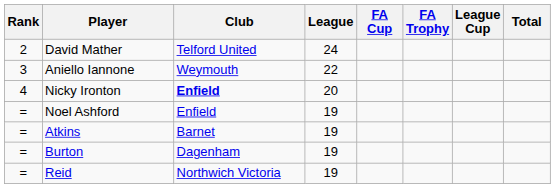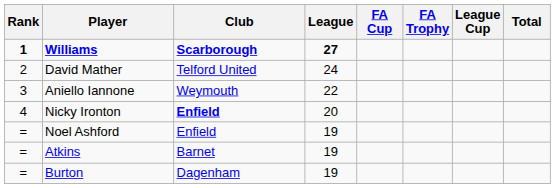+ row: (71, 49)
- row: (58, 173)
